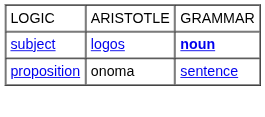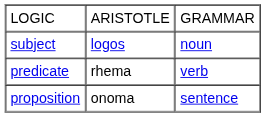(198, 44) bold -> (196, 44) normal
+ row: (40, 71)
